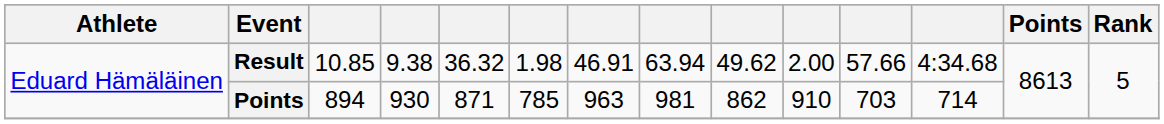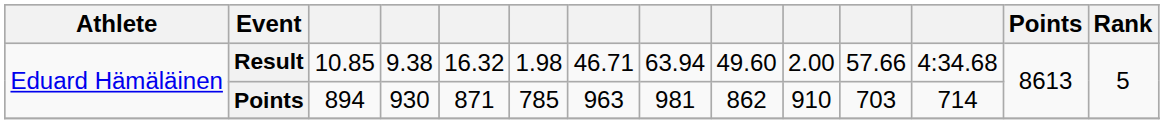(474, 62) 36.32 -> (474, 62) 16.32
(604, 62) 46.91 -> (604, 62) 46.71
(747, 62) 49.62 -> (747, 62) 49.60
